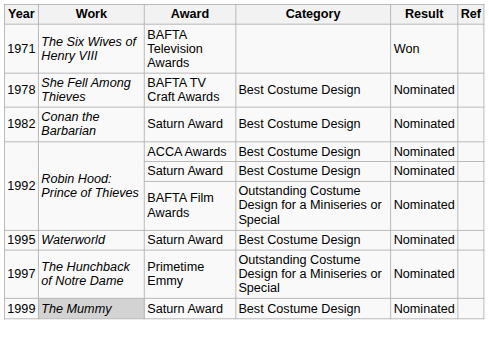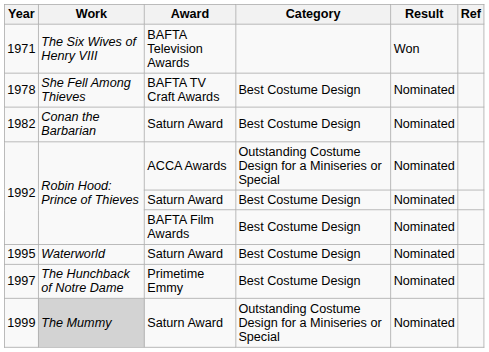(300, 151) Best Costume Design -> (310, 165) Outstanding Costume Design for a Miniseries or Special
(310, 205) Outstanding Costume Design for a Miniseries or Special -> (300, 227) Best Costume Design
(310, 274) Outstanding Costume Design for a Miniseries or Special -> (300, 281) Best Costume Design
(300, 308) Best Costume Design -> (310, 322) Outstanding Costume Design for a Miniseries or Special
